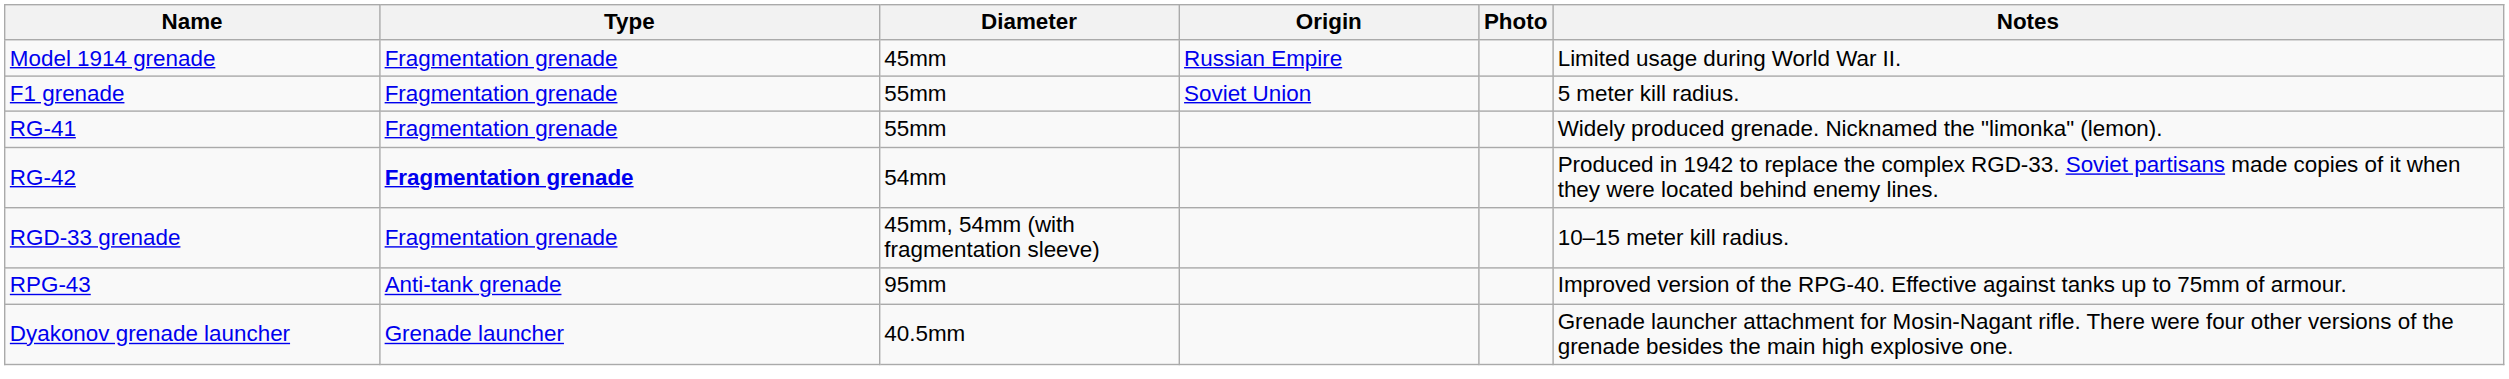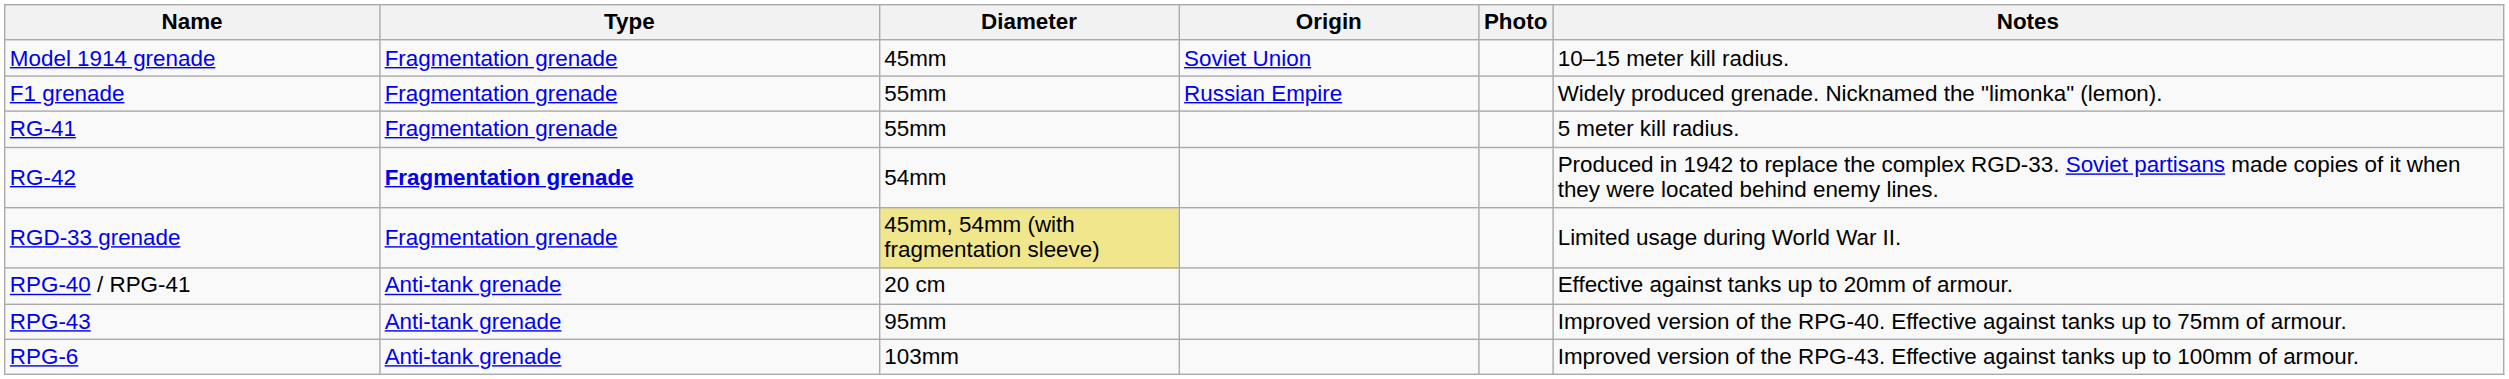(1263, 57) Russian Empire -> (1248, 57) Soviet Union
(1729, 57) Limited usage during World War II. -> (1673, 57) 10–15 meter kill radius.
(1248, 93) Soviet Union -> (1263, 93) Russian Empire
(1649, 93) 5 meter kill radius. -> (1860, 93) Widely produced grenade. Nicknamed the "limonka" (lemon).
(1860, 128) Widely produced grenade. Nicknamed the "limonka" (lemon). -> (1649, 128) 5 meter kill radius.
(992, 237) no background -> (992, 237) khaki background
(1673, 237) 10–15 meter kill radius. -> (1729, 237) Limited usage during World War II.
+ row: (100, 285)
+ row: (44, 356)
- row: (150, 333)
